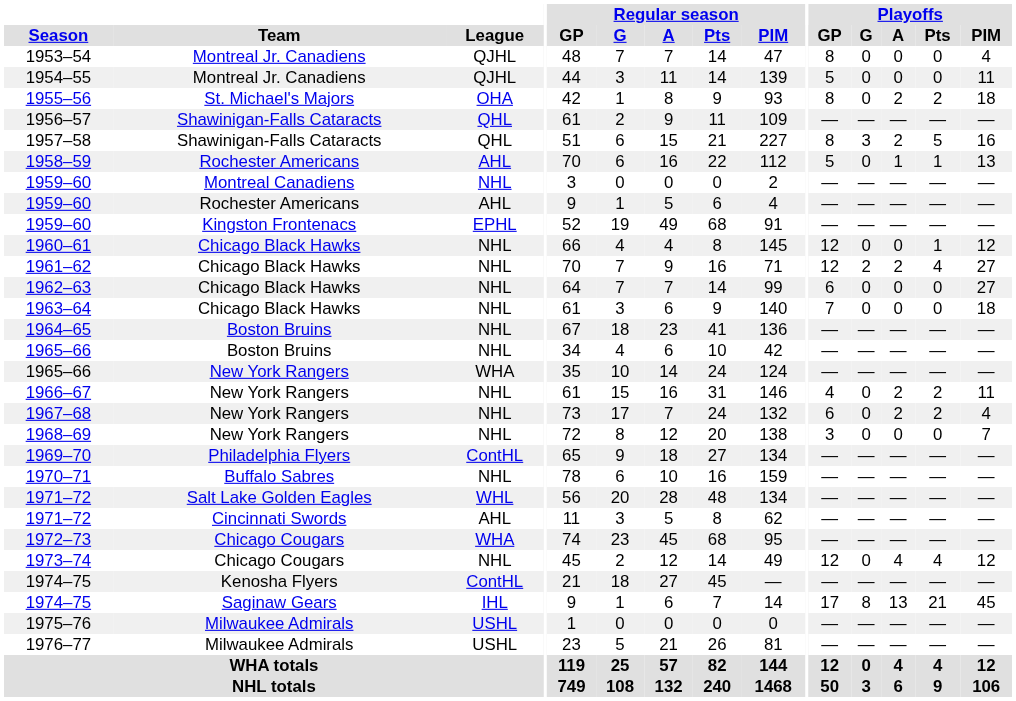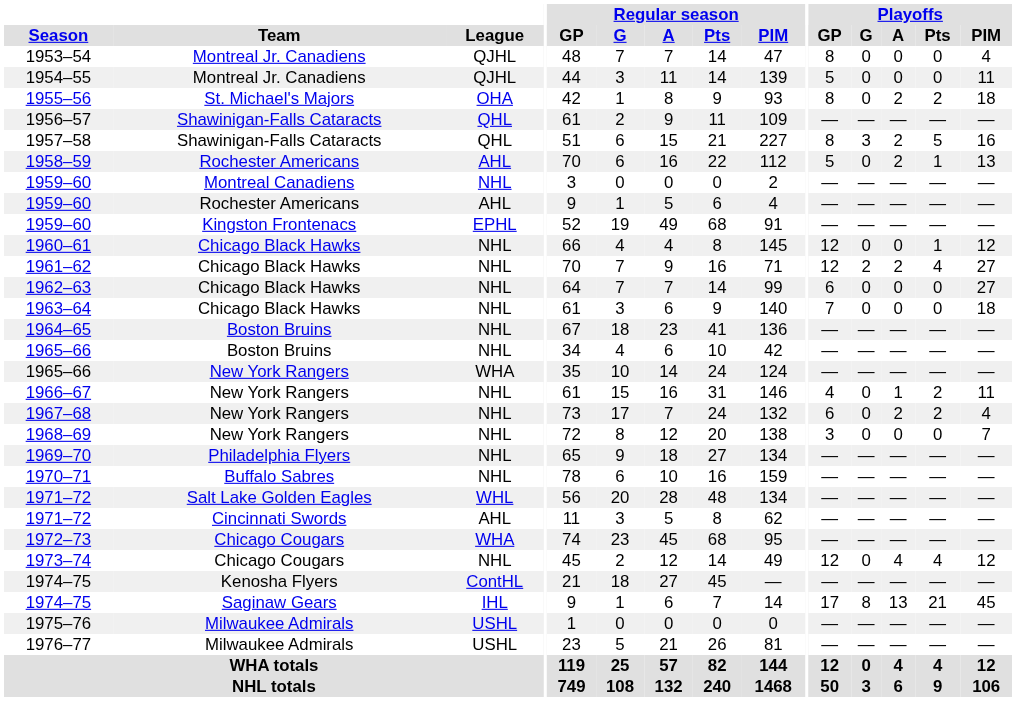(898, 161) 1 -> (898, 161) 2
(898, 392) 2 -> (898, 392) 1
(495, 455) ContHL -> (495, 455) NHL
